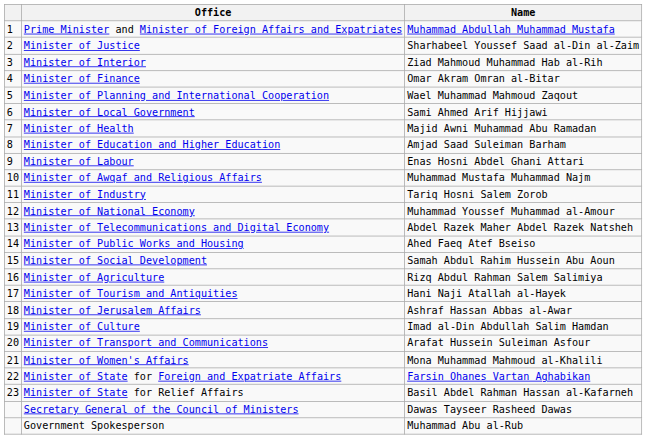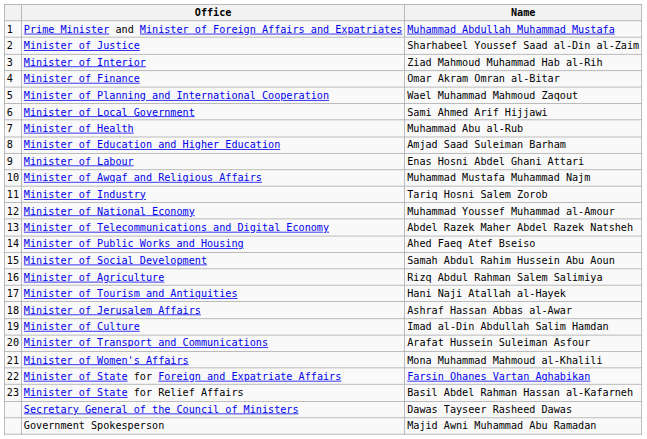(502, 128) Majid Awni Muhammad Abu Ramadan -> (465, 128) Muhammad Abu al-Rub
(465, 426) Muhammad Abu al-Rub -> (502, 426) Majid Awni Muhammad Abu Ramadan
